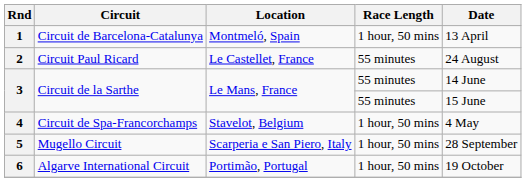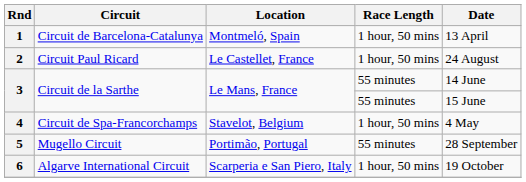(387, 57) 55 minutes -> (398, 57) 1 hour, 50 mins
(280, 144) Scarperia e San Piero, Italy -> (258, 144) Portimão, Portugal
(398, 144) 1 hour, 50 mins -> (387, 144) 55 minutes
(258, 165) Portimão, Portugal -> (280, 165) Scarperia e San Piero, Italy
